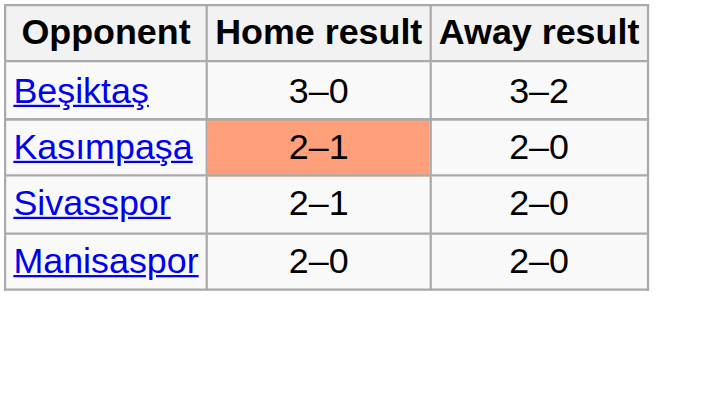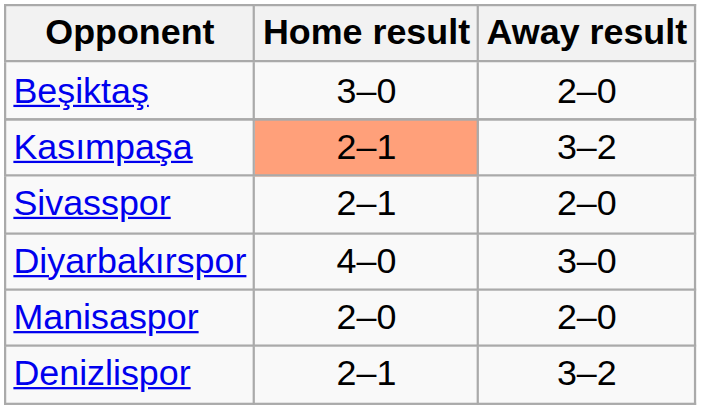(539, 89) 3–2 -> (587, 89) 2–0
(539, 146) 2–0 -> (587, 146) 3–2
+ row: (130, 260)
+ row: (102, 373)
